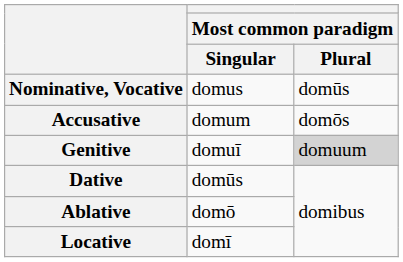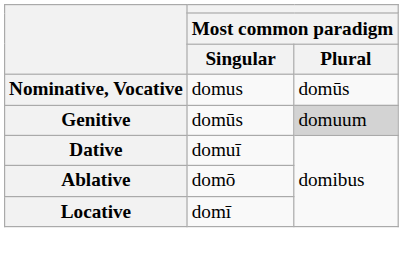- row: (96, 119)
(216, 150) domuī -> (217, 119) domūs
(217, 180) domūs -> (216, 150) domuī
